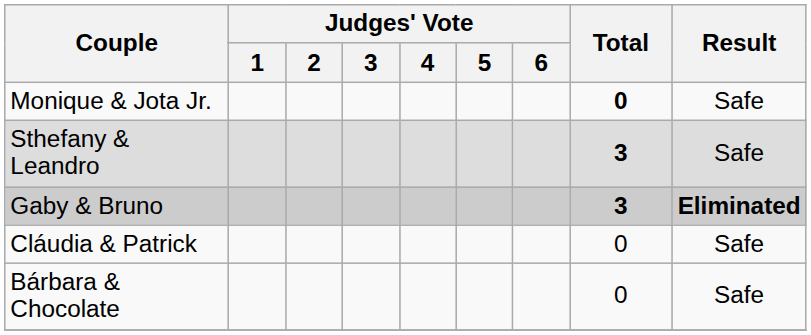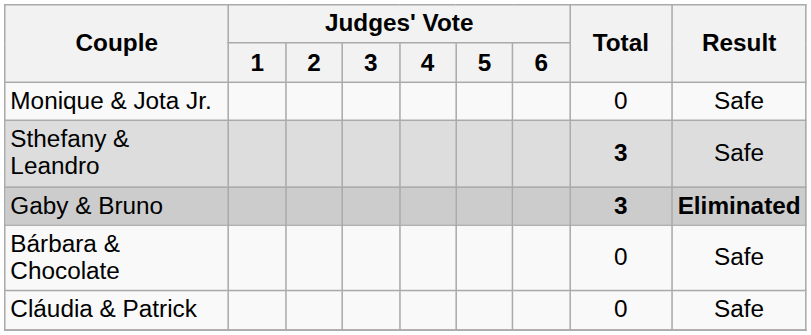(621, 100) bold -> (621, 100) normal
rows swapped: (65, 296) <-> (104, 243)
